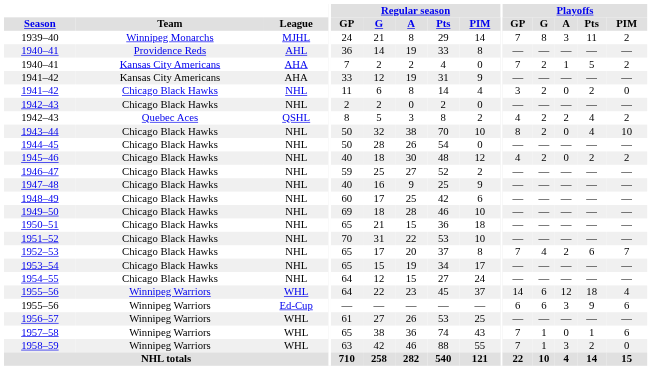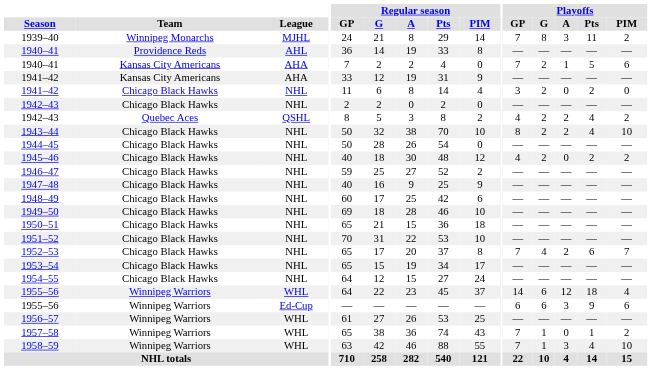(627, 64) 2 -> (627, 64) 6
(566, 131) 0 -> (566, 131) 2
(627, 332) 6 -> (627, 332) 2
(592, 345) 2 -> (592, 345) 4
(627, 345) 0 -> (627, 345) 10
